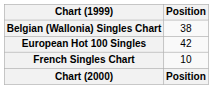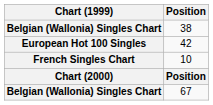+ row: (186, 92)
